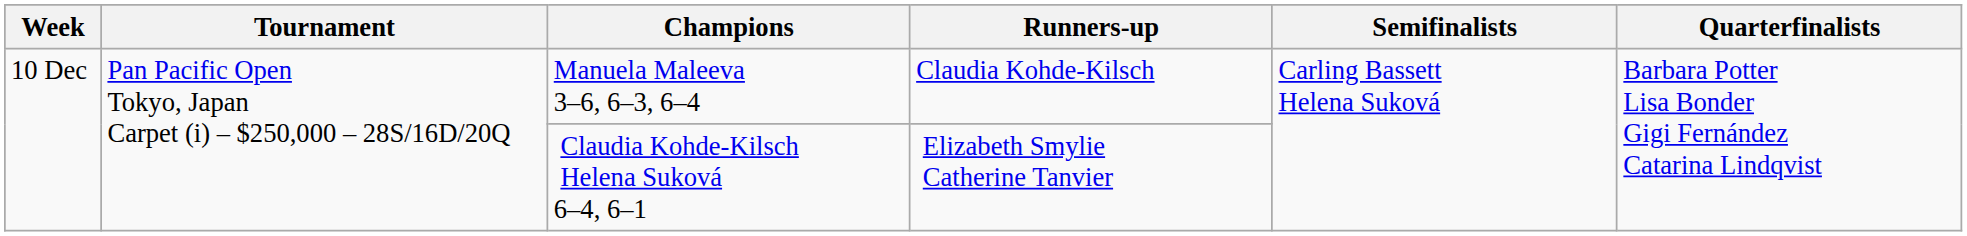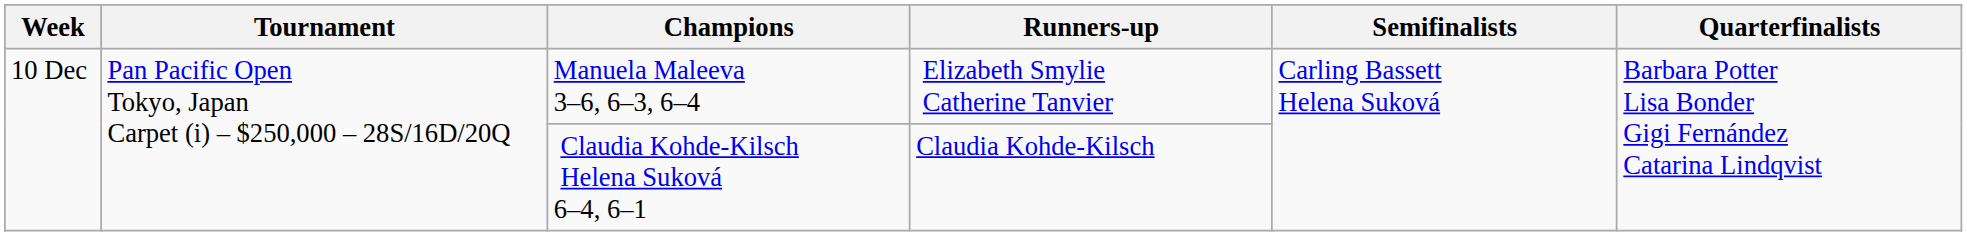(1035, 70) Claudia Kohde-Kilsch -> (1015, 86) Elizabeth Smylie Catherine Tanvier
(1015, 161) Elizabeth Smylie Catherine Tanvier -> (1035, 145) Claudia Kohde-Kilsch
